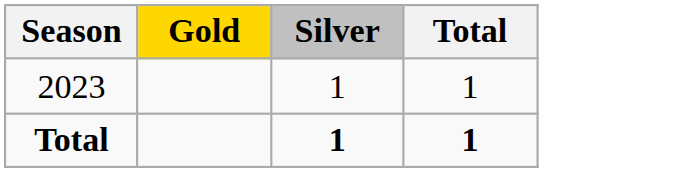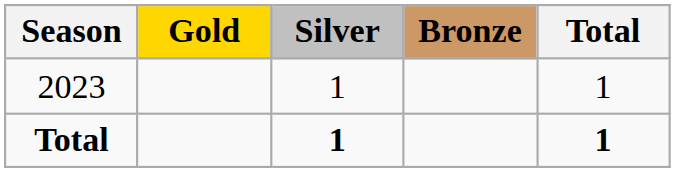+ column: (470, 31)
